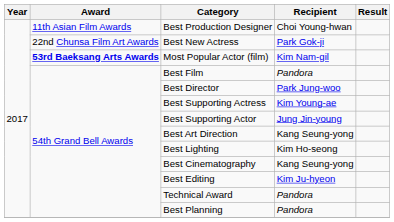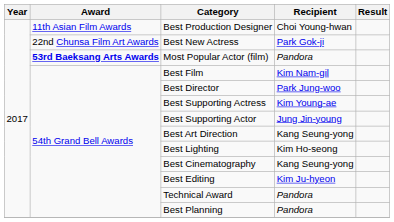(303, 57) Kim Nam-gil -> (295, 57) Pandora
(295, 73) Pandora -> (303, 73) Kim Nam-gil
